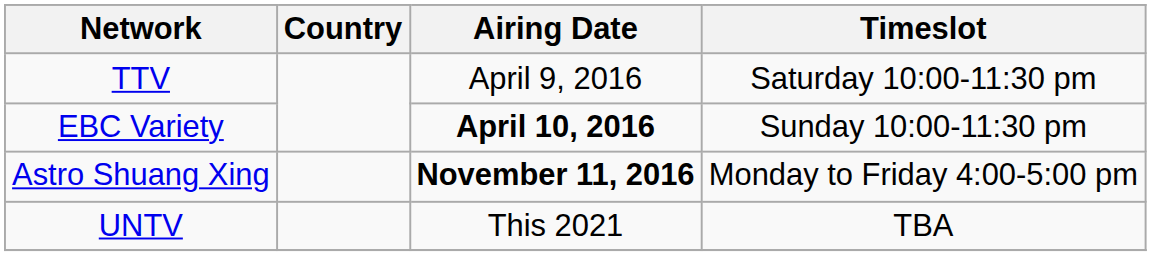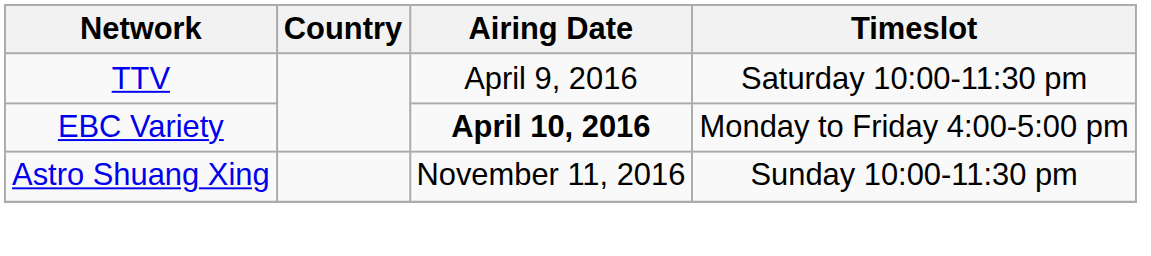(923, 126) Sunday 10:00-11:30 pm -> (914, 126) Monday to Friday 4:00-5:00 pm
(555, 175) bold -> (551, 175) normal
(923, 175) Monday to Friday 4:00-5:00 pm -> (914, 175) Sunday 10:00-11:30 pm
- row: (141, 224)
